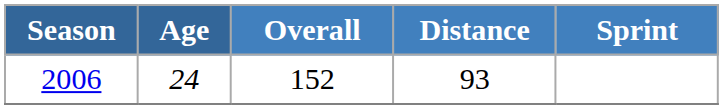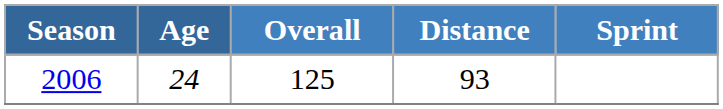(312, 79) 152 -> (312, 79) 125
